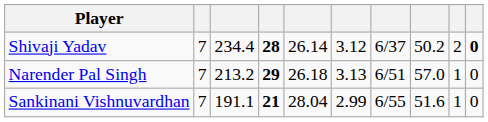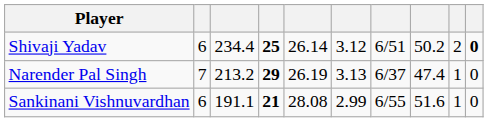(202, 46) 7 -> (202, 46) 6
(271, 46) 28 -> (271, 46) 25
(390, 46) 6/37 -> (390, 46) 6/51
(308, 74) 26.18 -> (308, 74) 26.19
(390, 74) 6/51 -> (390, 74) 6/37
(429, 74) 57.0 -> (429, 74) 47.4
(202, 102) 7 -> (202, 102) 6
(308, 102) 28.04 -> (308, 102) 28.08
